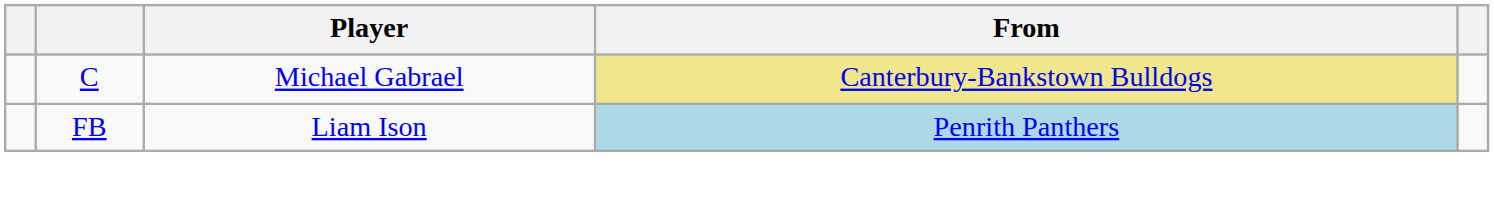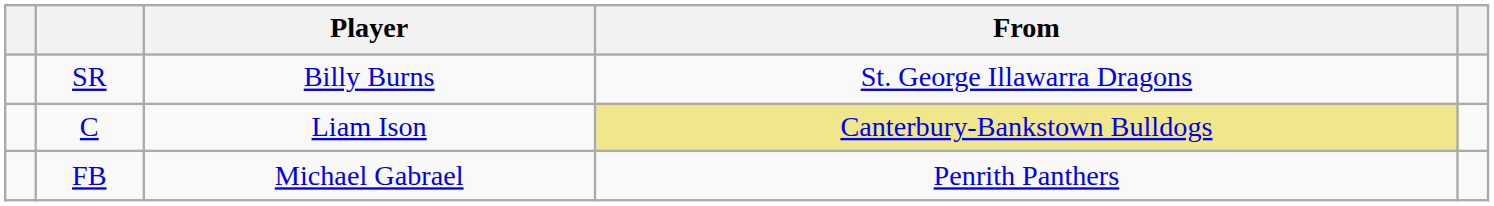+ row: (89, 77)
(369, 77) Michael Gabrael -> (369, 126) Liam Ison
(369, 126) Liam Ison -> (369, 175) Michael Gabrael
(1026, 126) lightblue background -> (1026, 175) no background
